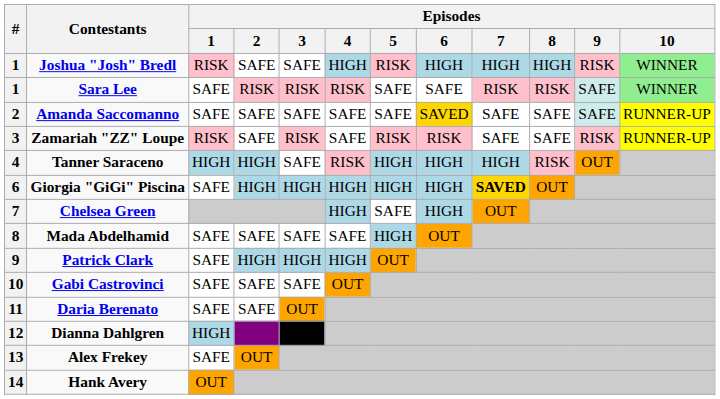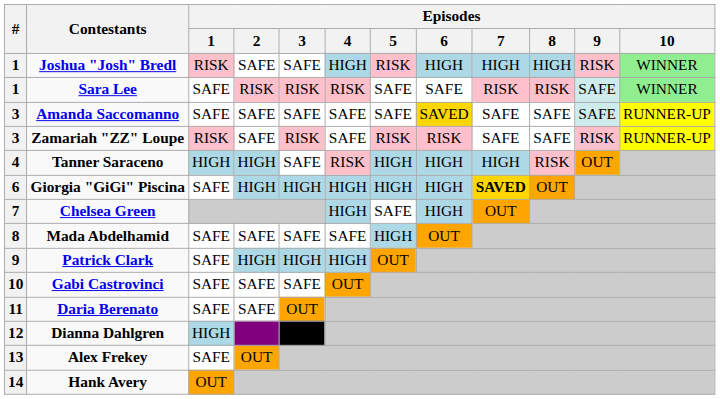(16, 114) 2 -> (16, 114) 3
